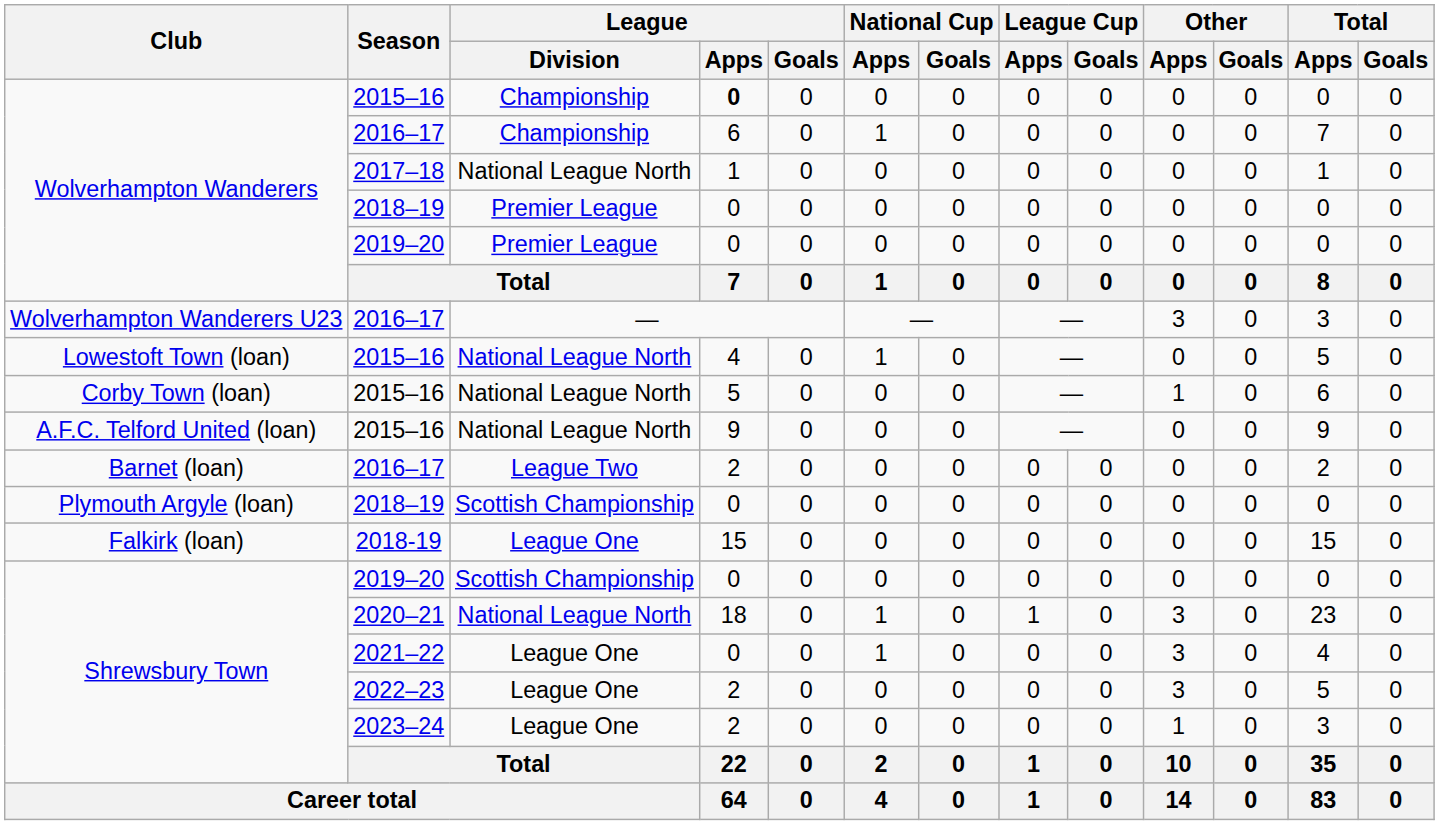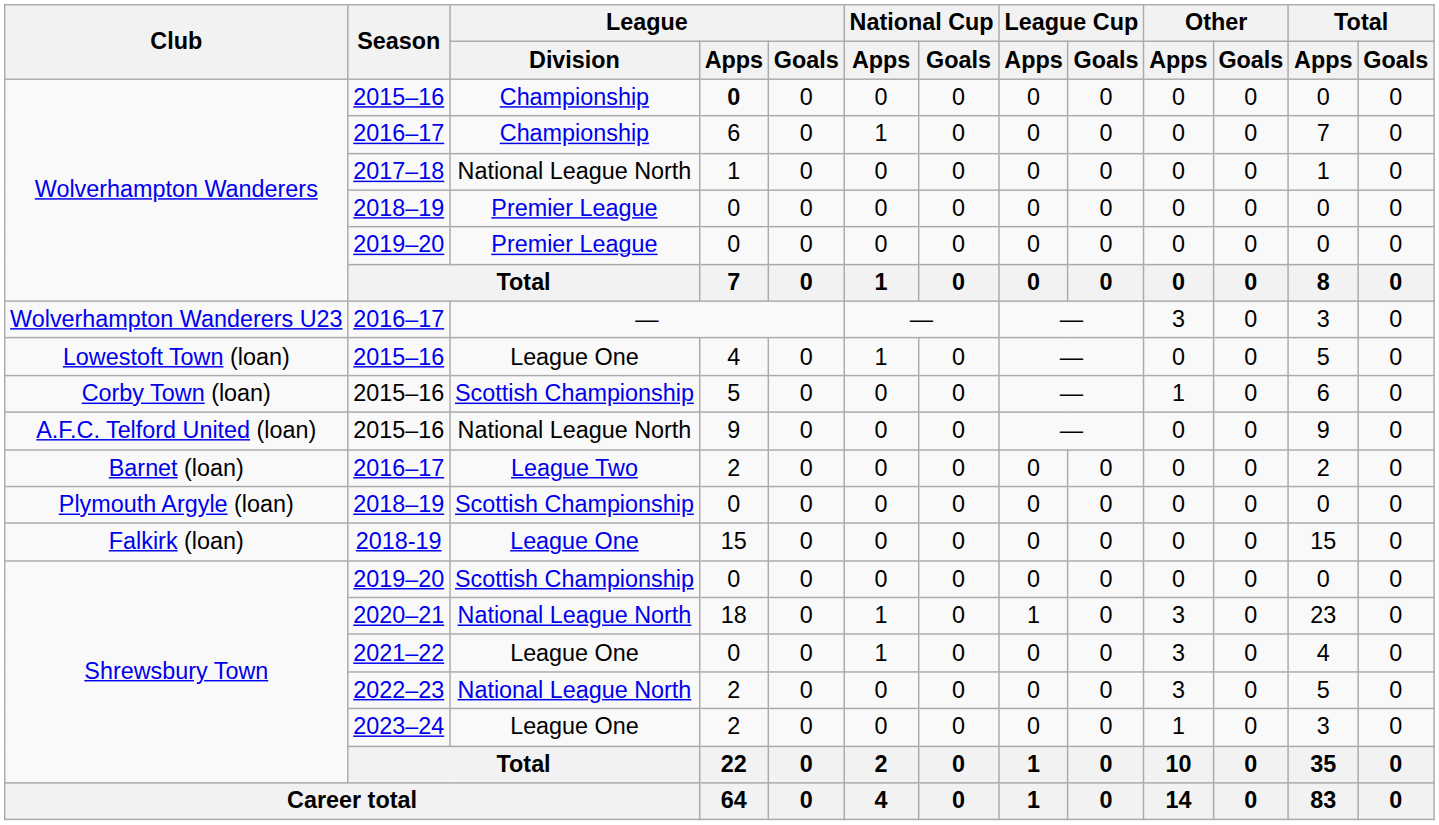(574, 356) National League North -> (574, 356) League One
(574, 393) National League North -> (574, 393) Scottish Championship
(574, 689) League One -> (574, 689) National League North
